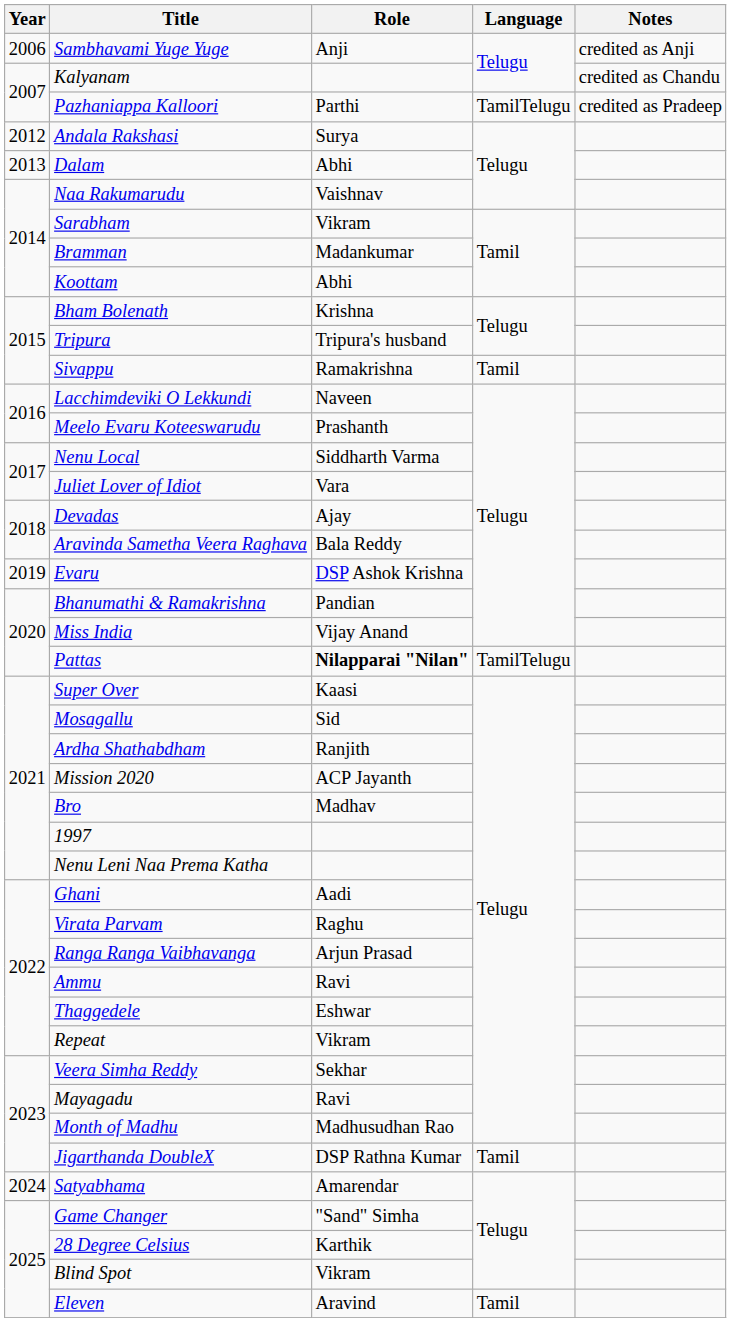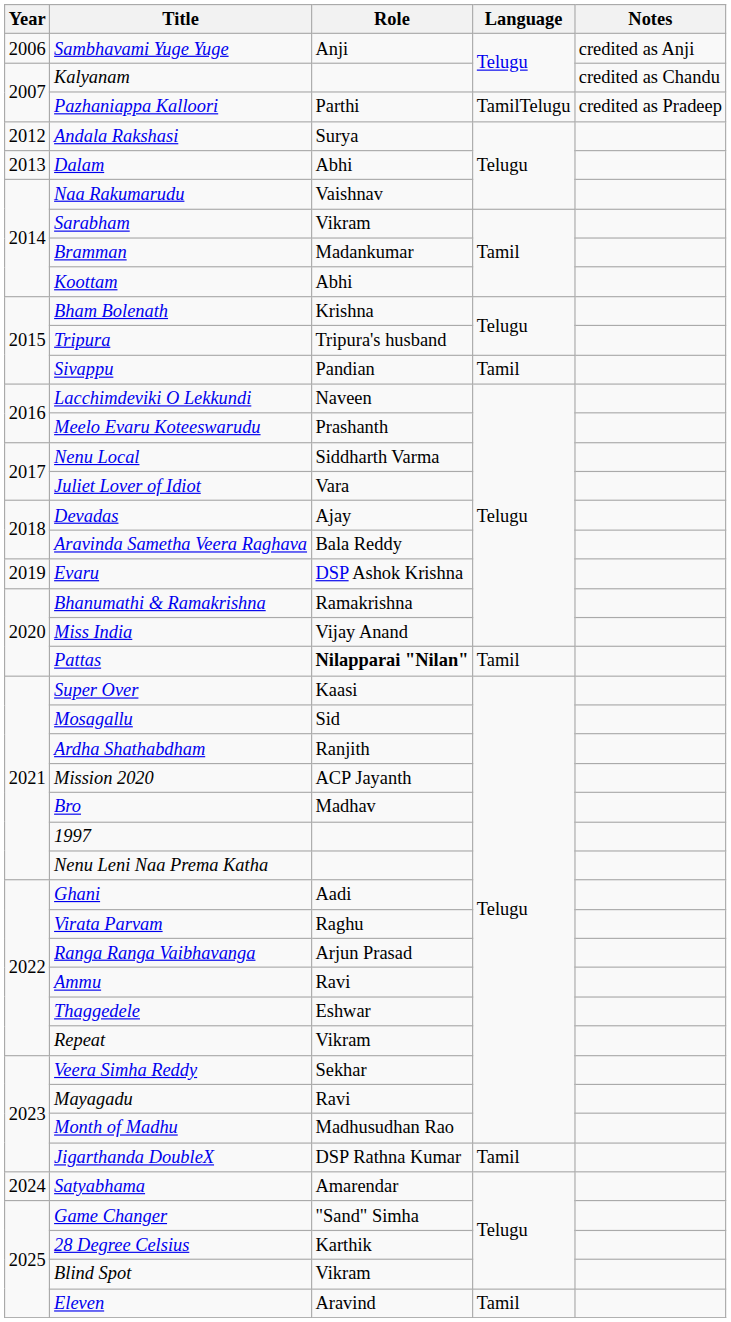(364, 369) Ramakrishna -> (345, 369) Pandian
(345, 602) Pandian -> (364, 602) Ramakrishna
(524, 661) TamilTelugu -> (498, 661) Tamil
